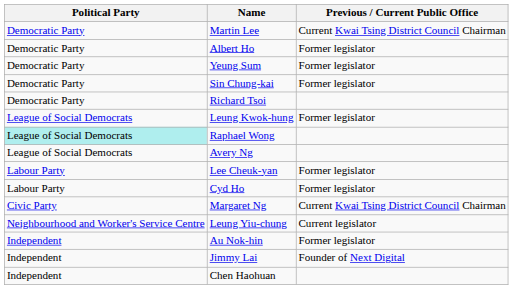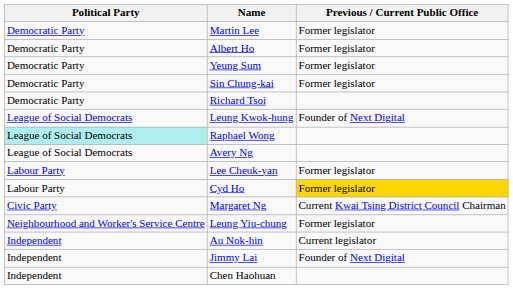(402, 30) Current Kwai Tsing District Council Chairman -> (337, 30) Former legislator
(337, 118) Former legislator -> (352, 118) Founder of Next Digital
(337, 188) no background -> (337, 188) gold background
(337, 223) Current legislator -> (337, 223) Former legislator
(337, 240) Former legislator -> (337, 240) Current legislator
